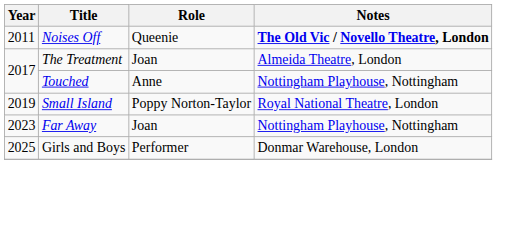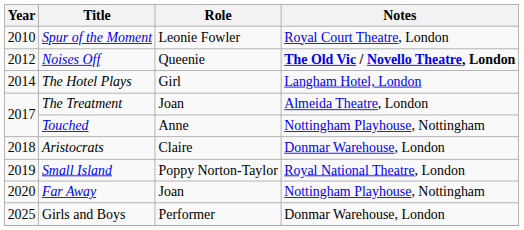+ row: (97, 37)
(21, 37) 2011 -> (22, 59) 2012
+ row: (87, 81)
+ row: (73, 147)
(22, 125) 2023 -> (22, 192) 2020
